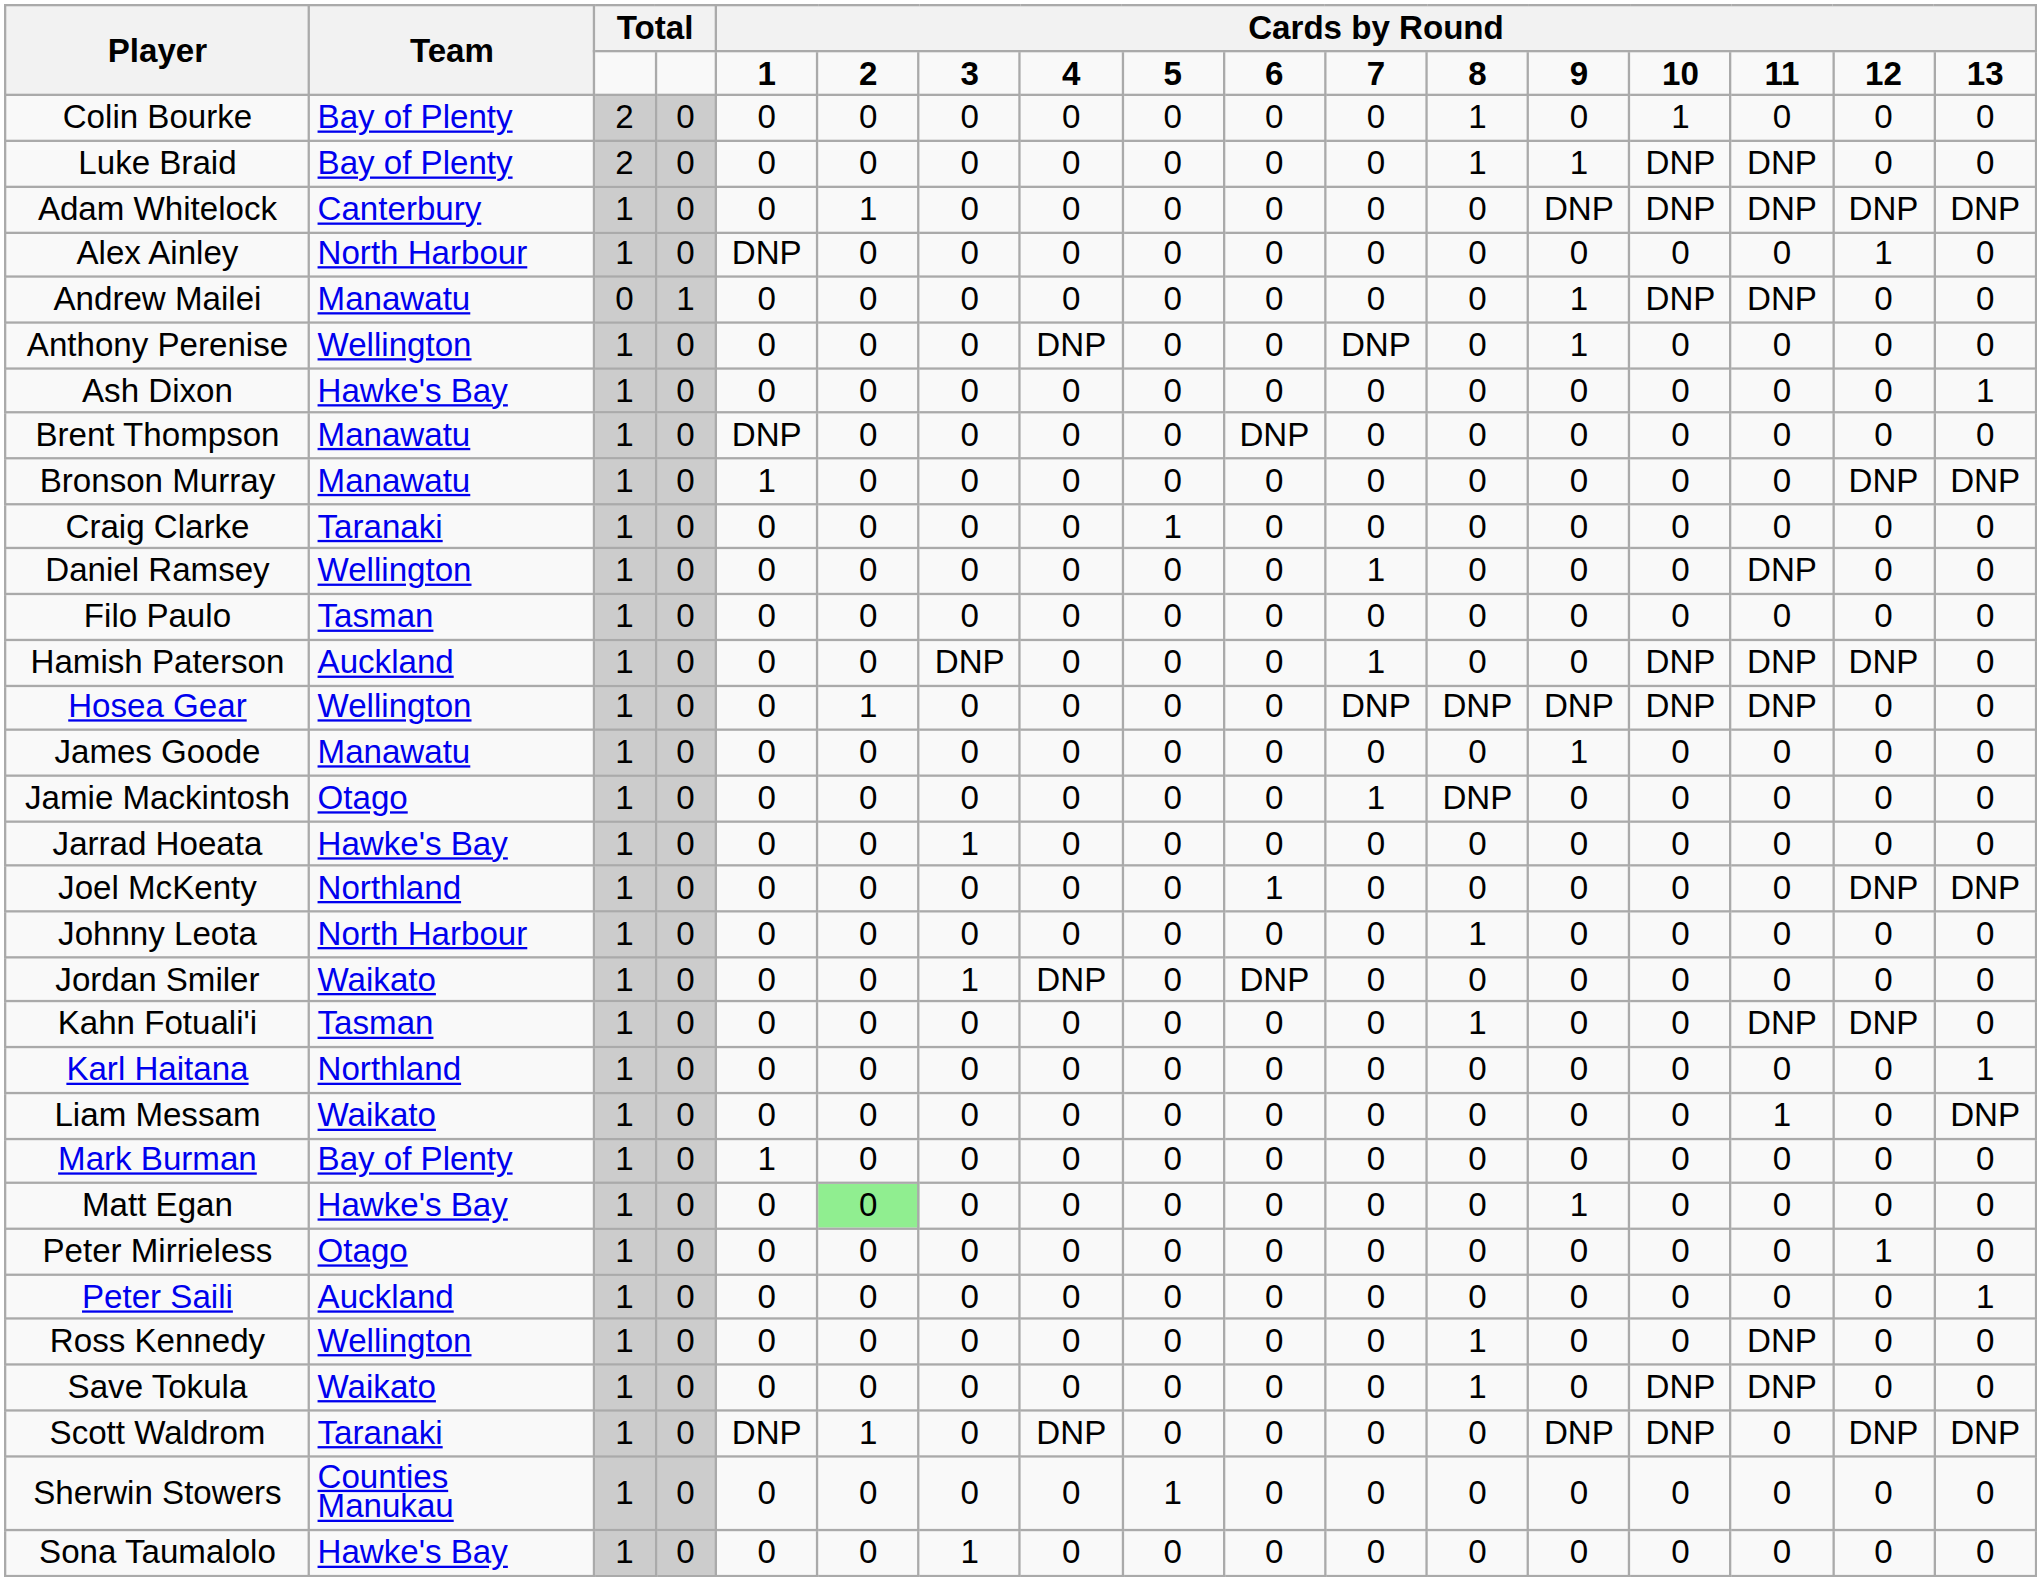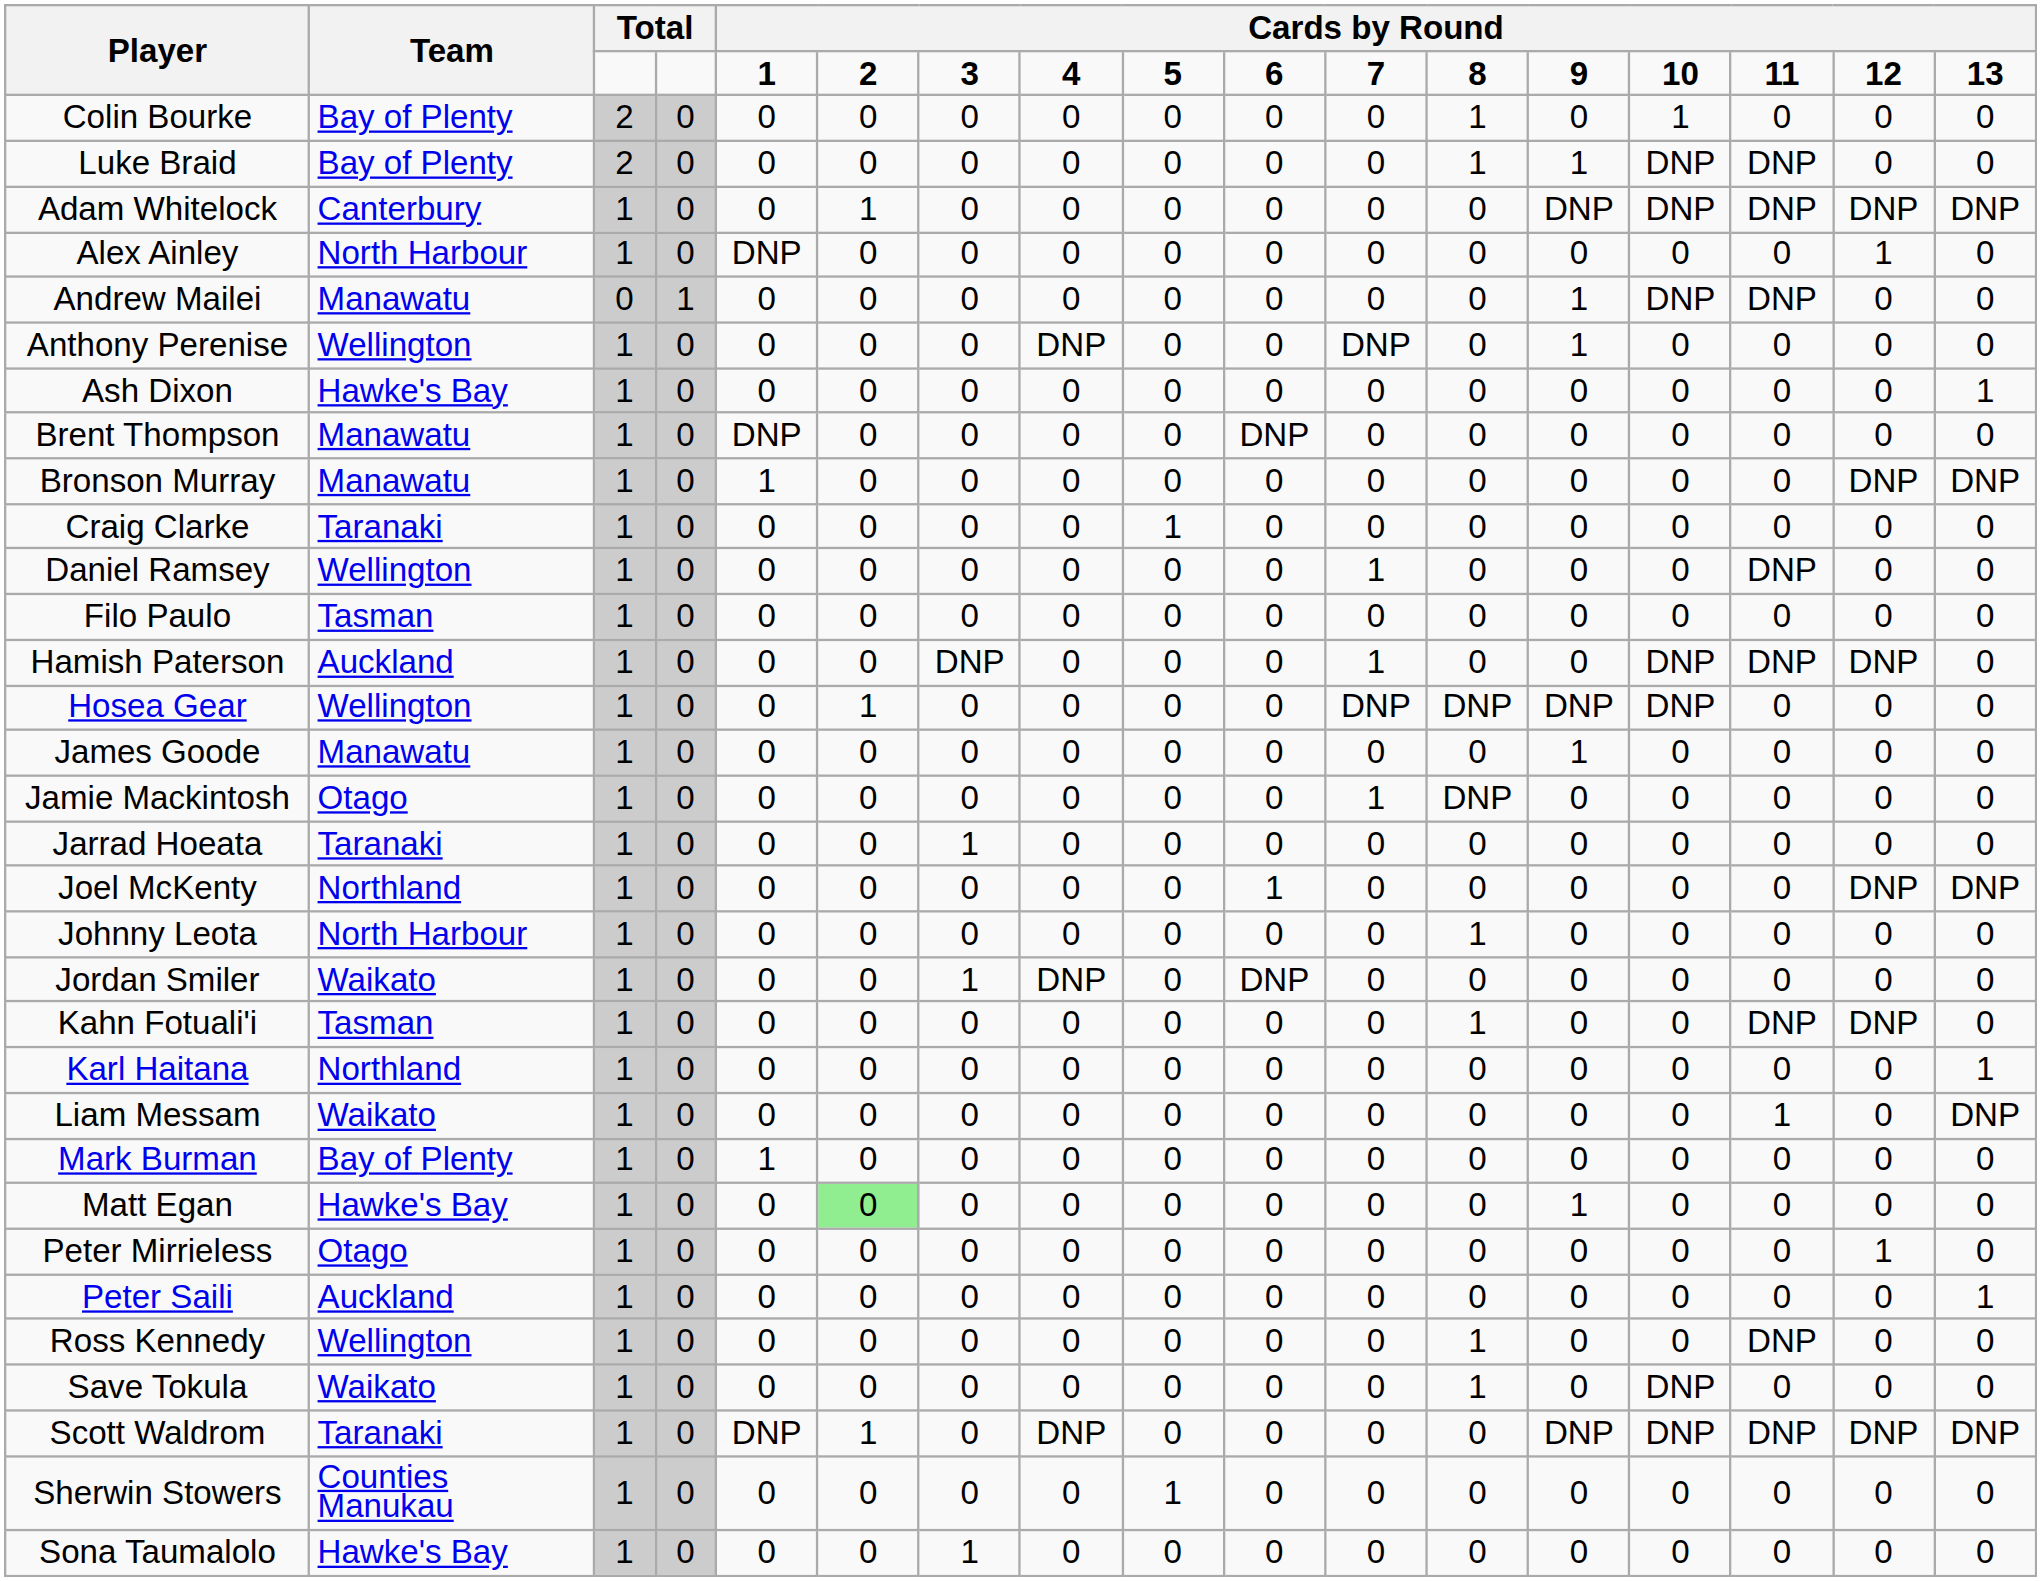(1782, 707) DNP -> (1782, 707) 0
(413, 843) Hawke's Bay -> (380, 843) Taranaki
(1782, 1387) DNP -> (1782, 1387) 0
(1782, 1432) 0 -> (1782, 1432) DNP
